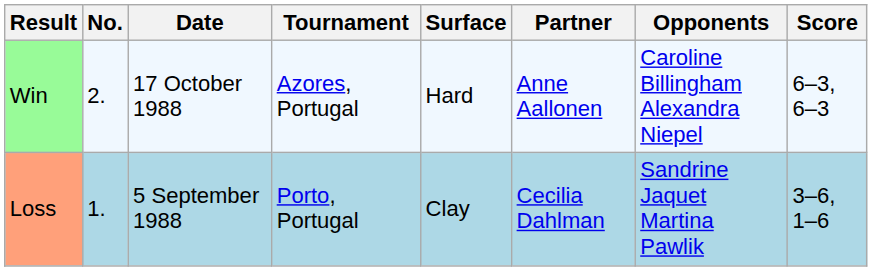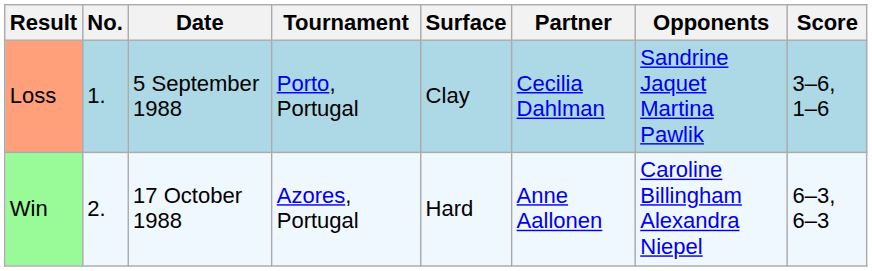rows swapped: (33, 208) <-> (29, 96)
